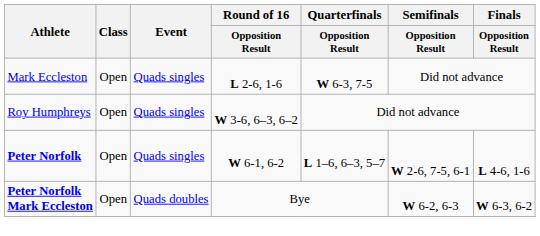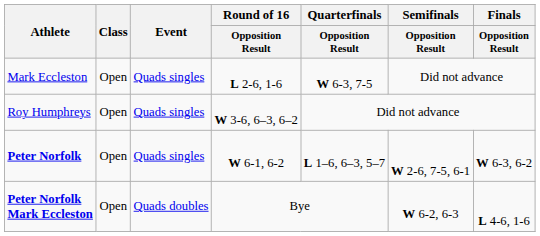(504, 170) L 4-6, 1-6 -> (504, 163) W 6-3, 6-2
(504, 206) W 6-3, 6-2 -> (504, 221) L 4-6, 1-6
